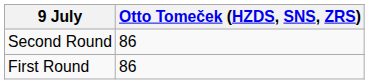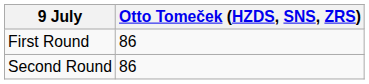rows swapped: (49, 66) <-> (60, 41)
